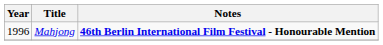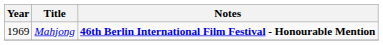(18, 31) 1996 -> (18, 31) 1969
